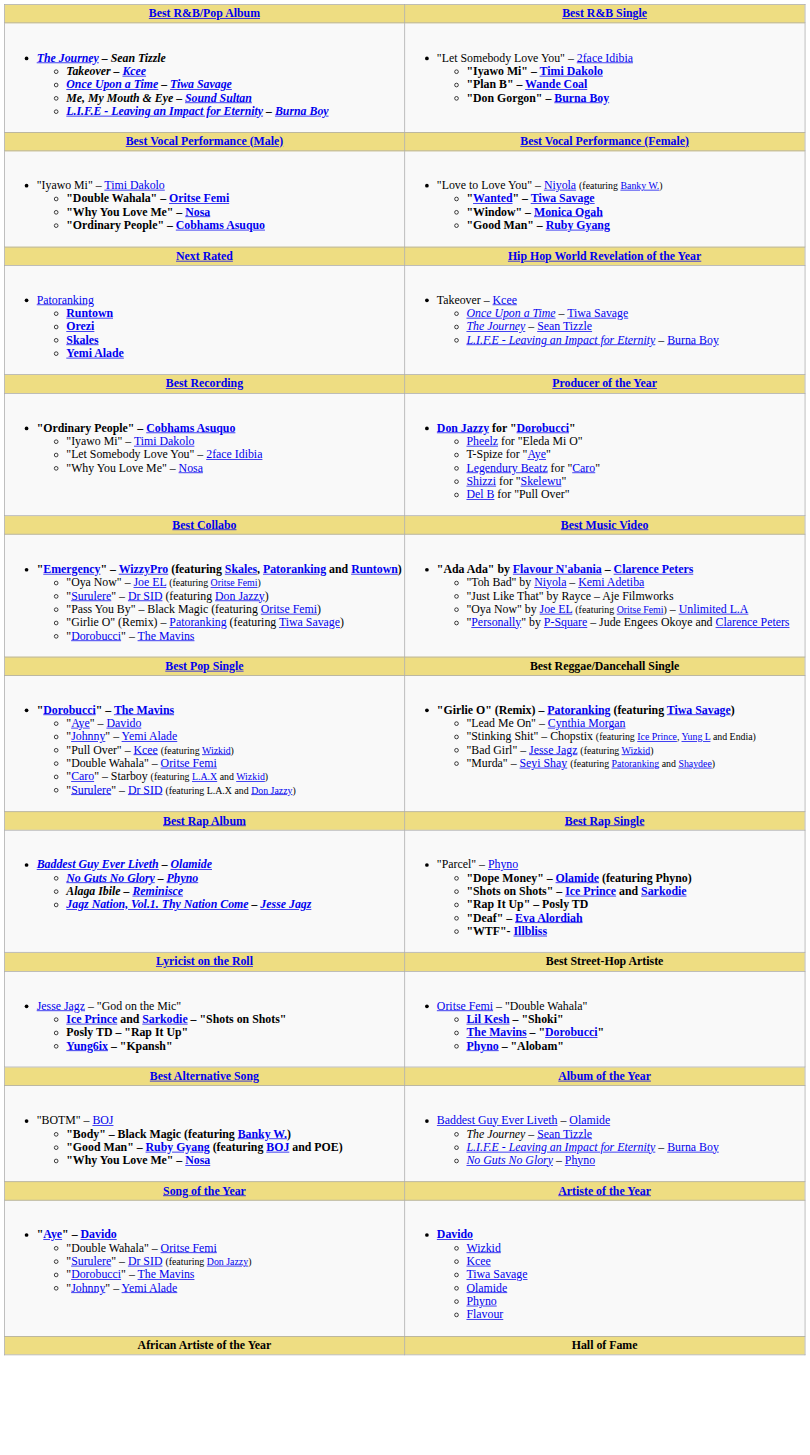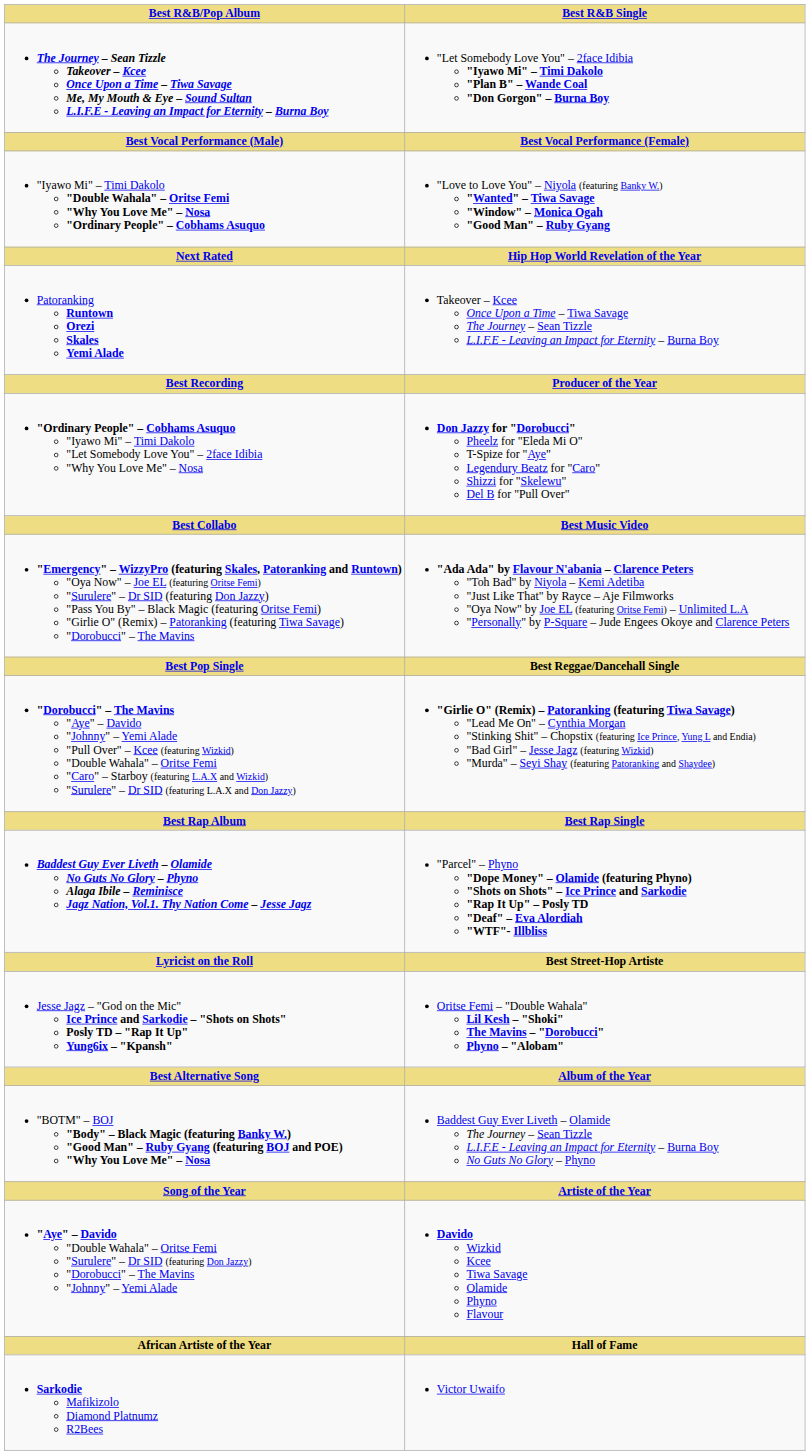+ row: (204, 1409)
